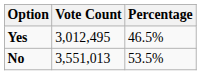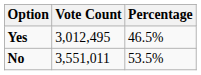(83, 59) 3,551,013 -> (83, 59) 3,551,011
